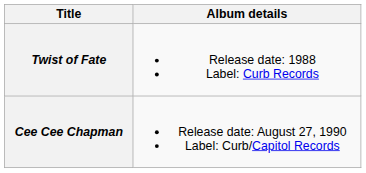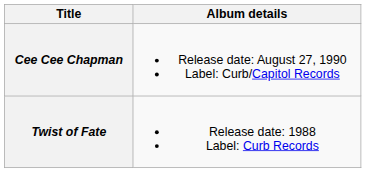rows swapped: (69, 59) <-> (69, 131)
